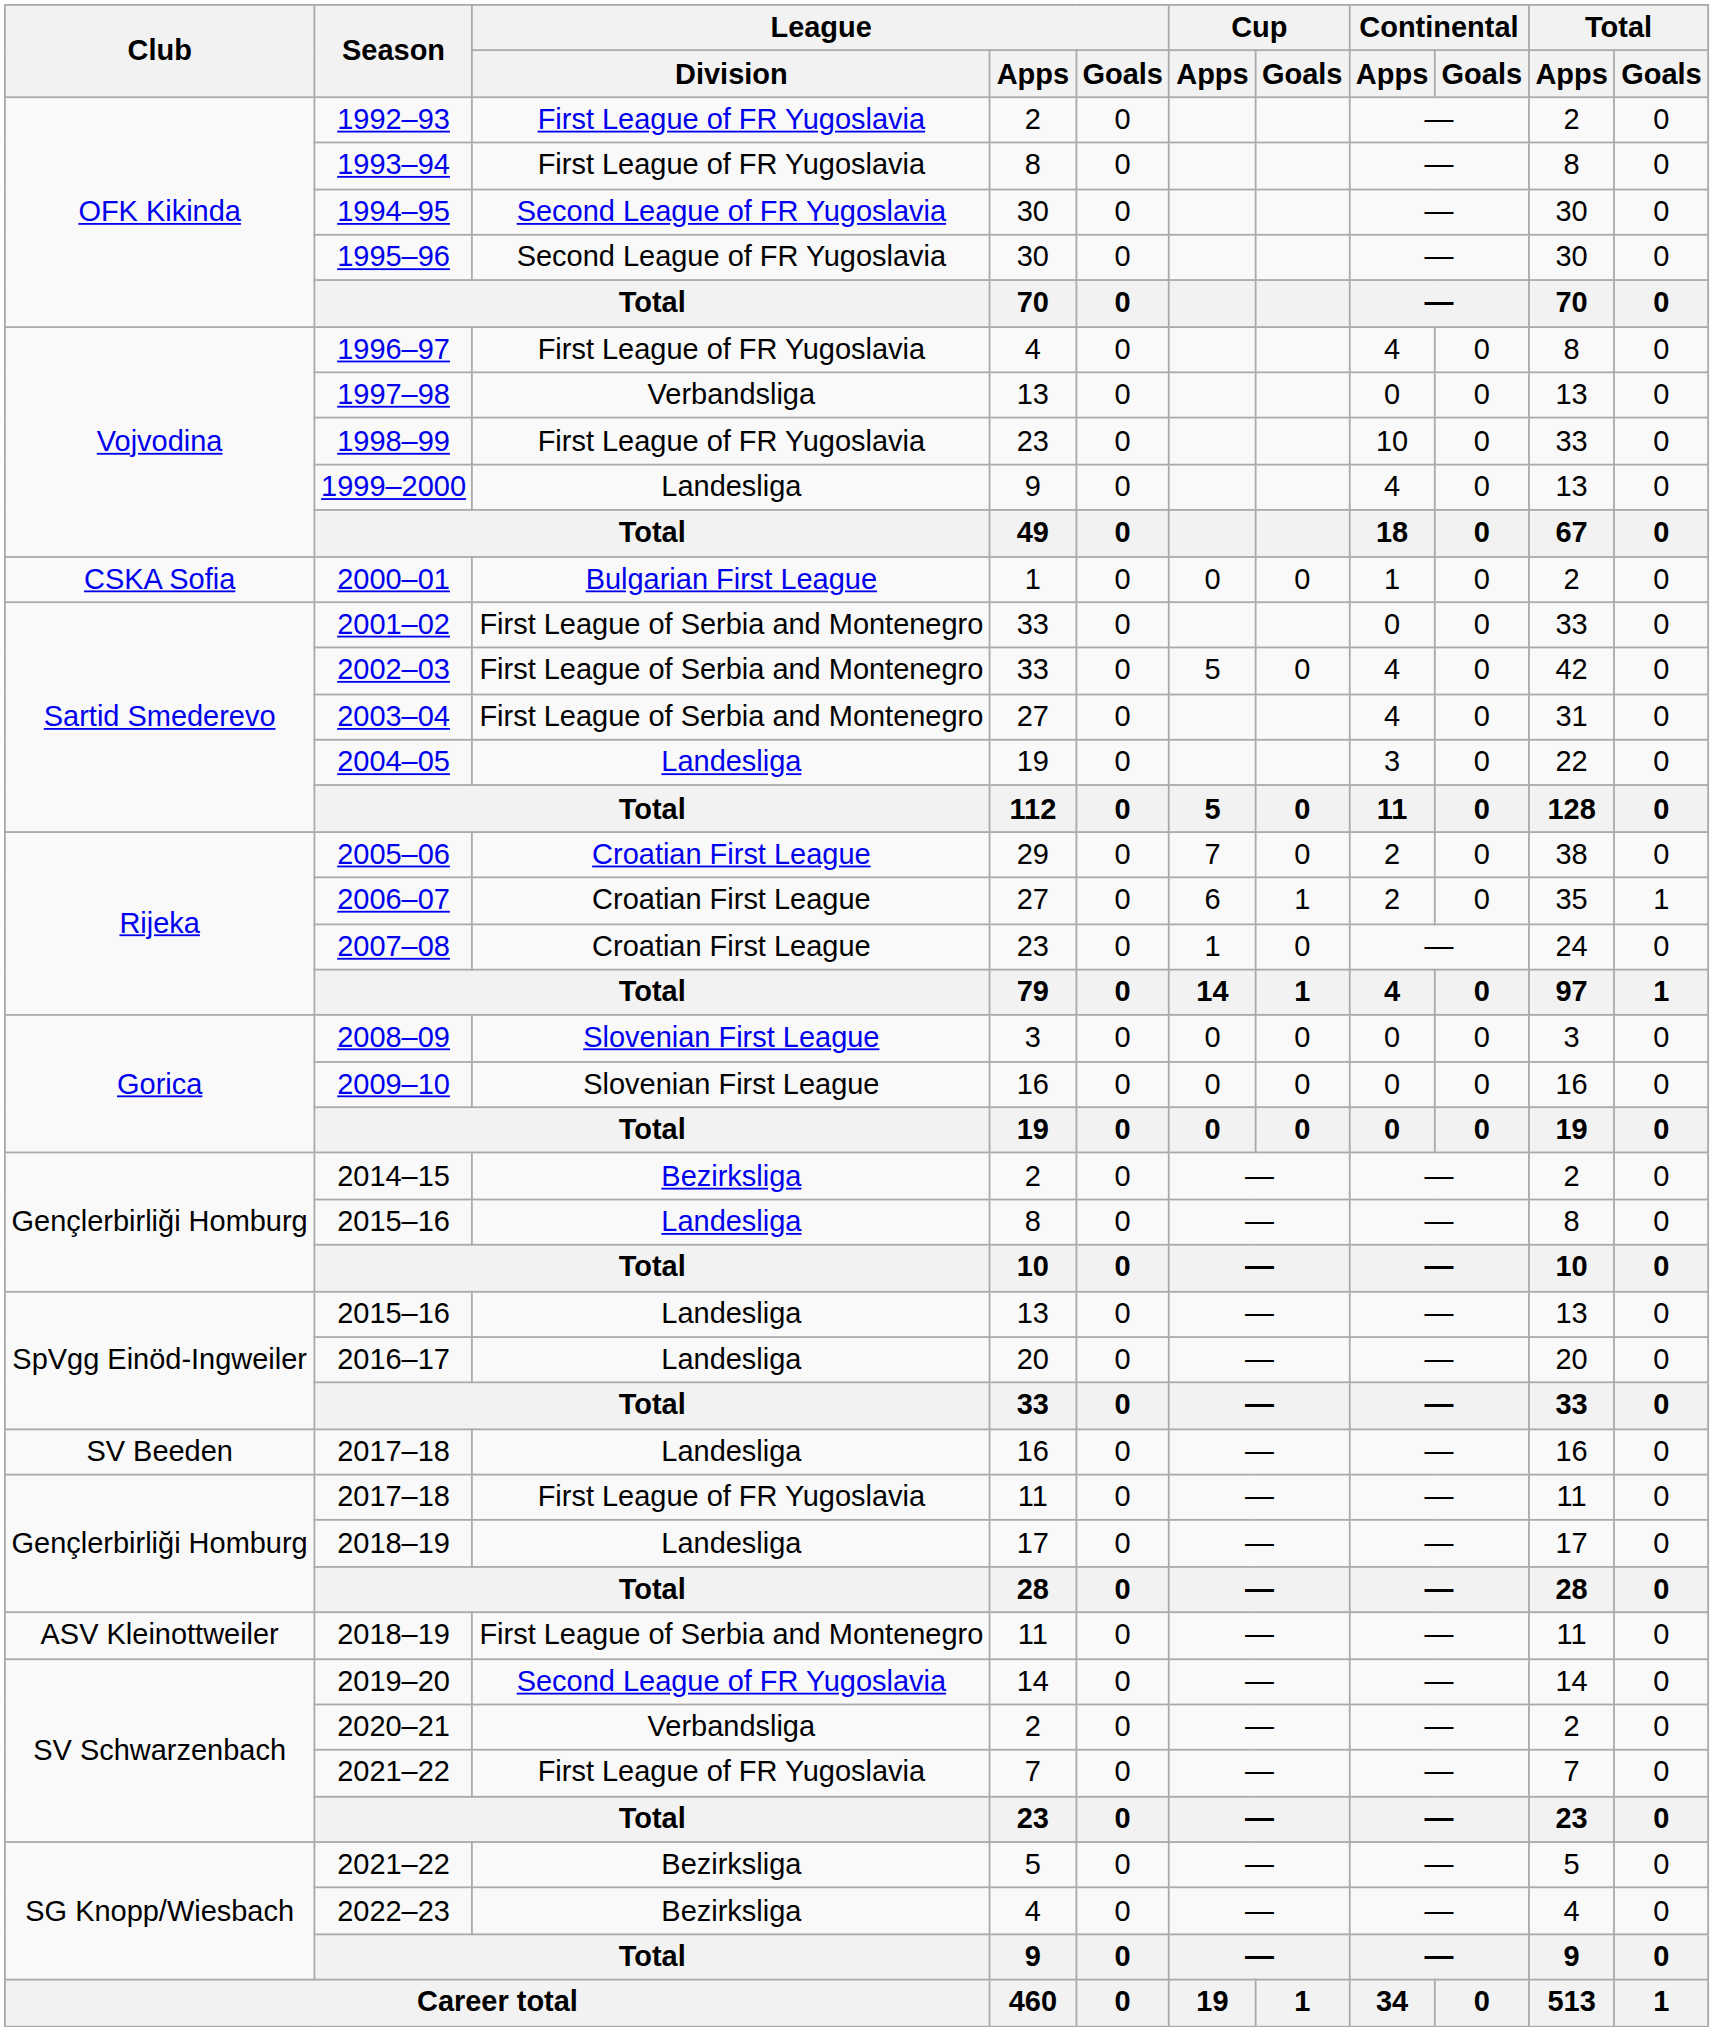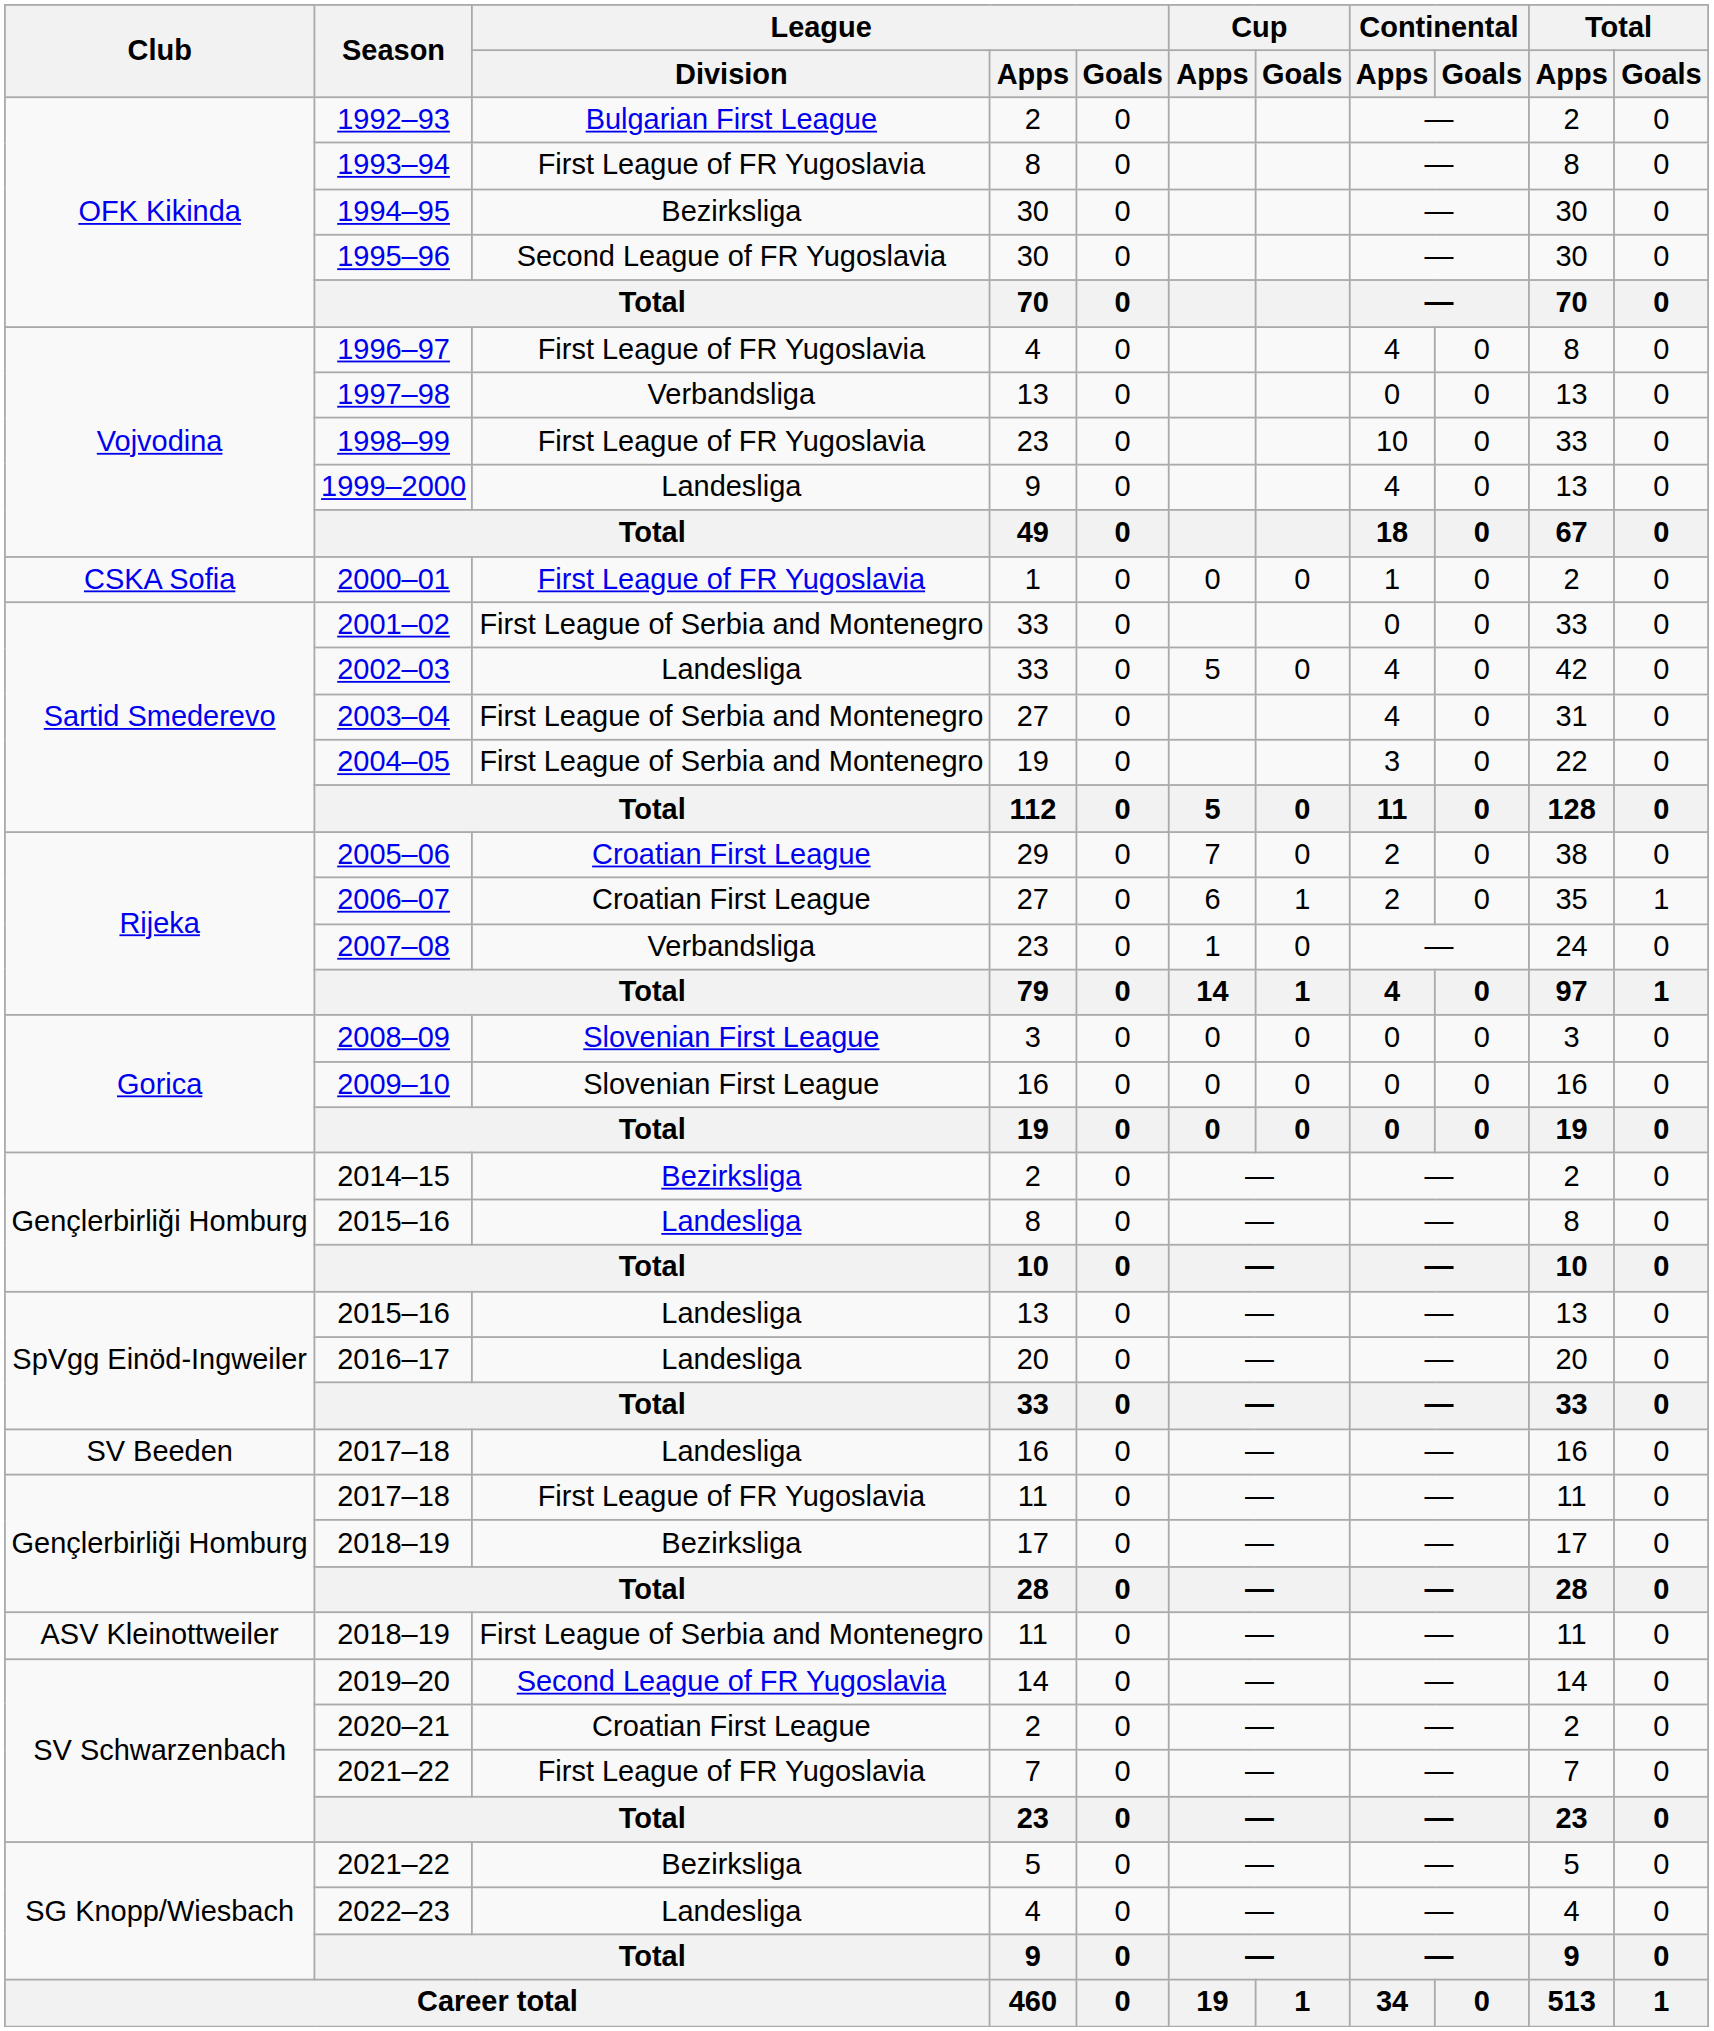(731, 119) First League of FR Yugoslavia -> (731, 119) Bulgarian First League
(731, 211) Second League of FR Yugoslavia -> (731, 211) Bezirksliga
(731, 578) Bulgarian First League -> (731, 578) First League of FR Yugoslavia
(731, 670) First League of Serbia and Montenegro -> (731, 670) Landesliga
(731, 762) Landesliga -> (731, 762) First League of Serbia and Montenegro
(731, 946) Croatian First League -> (731, 946) Verbandsliga
(731, 1543) Landesliga -> (731, 1543) Bezirksliga
(731, 1726) Verbandsliga -> (731, 1726) Croatian First League
(731, 1910) Bezirksliga -> (731, 1910) Landesliga
